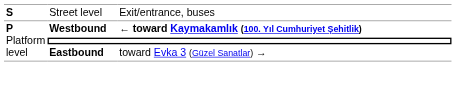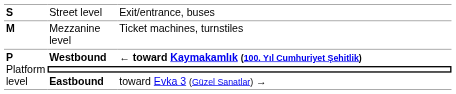+ row: (75, 35)
